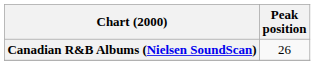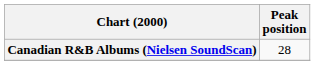(285, 49) 26 -> (285, 49) 28
